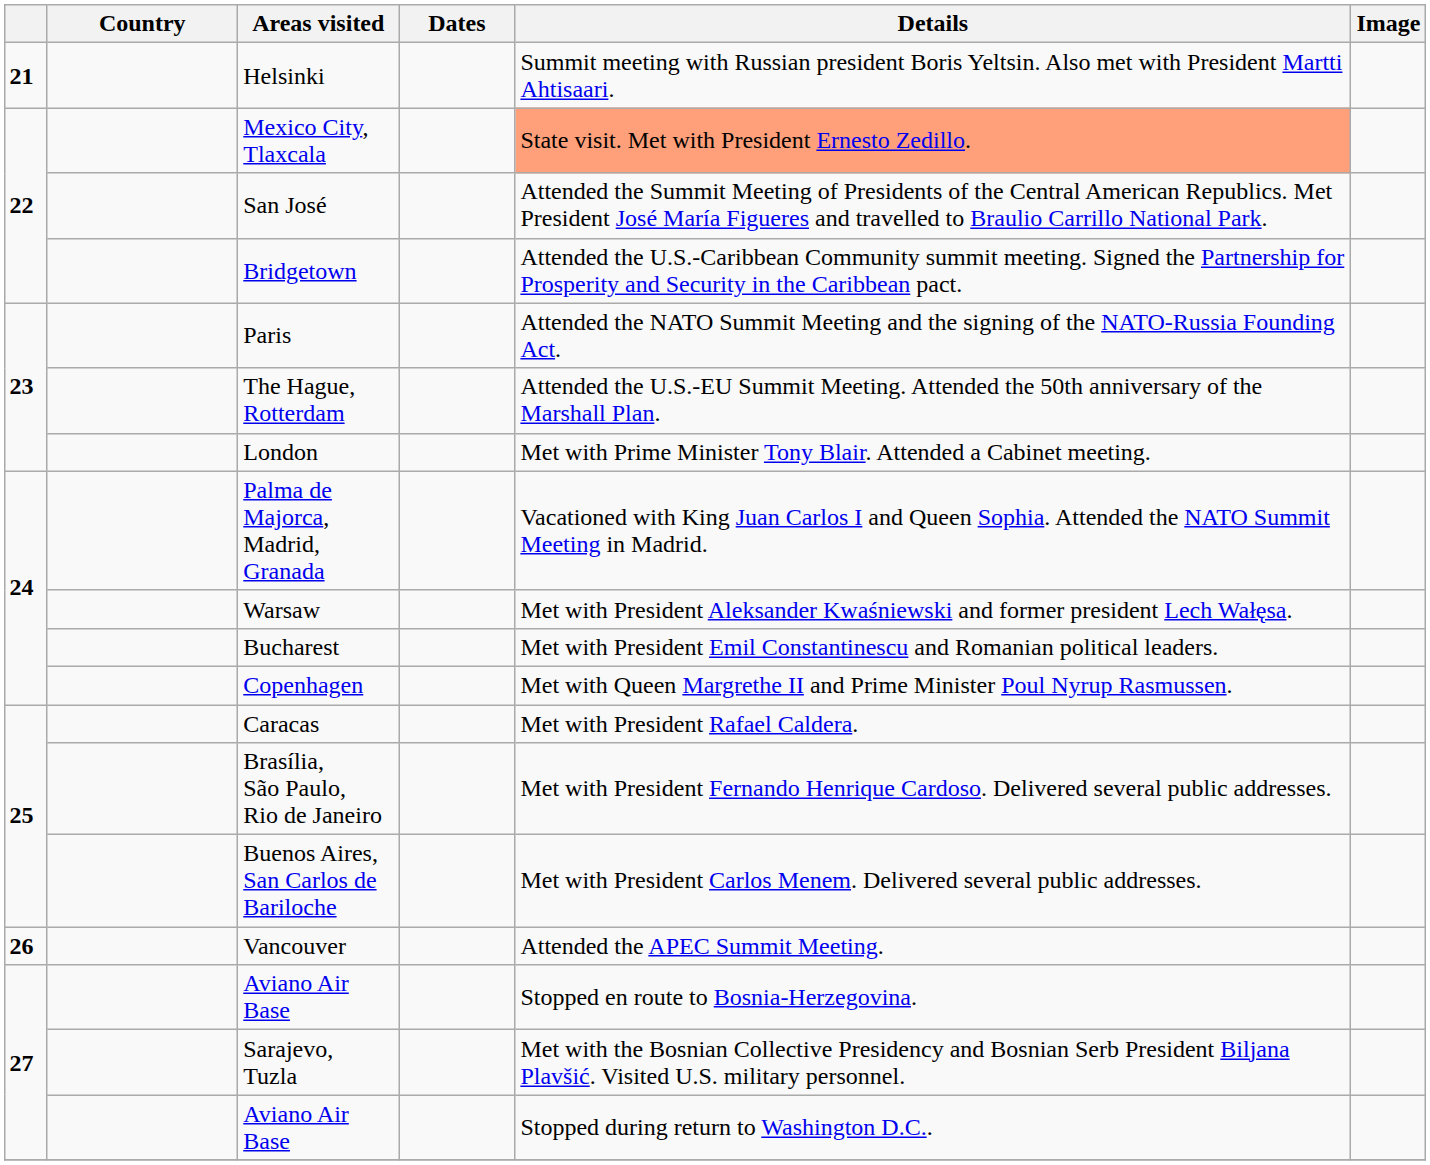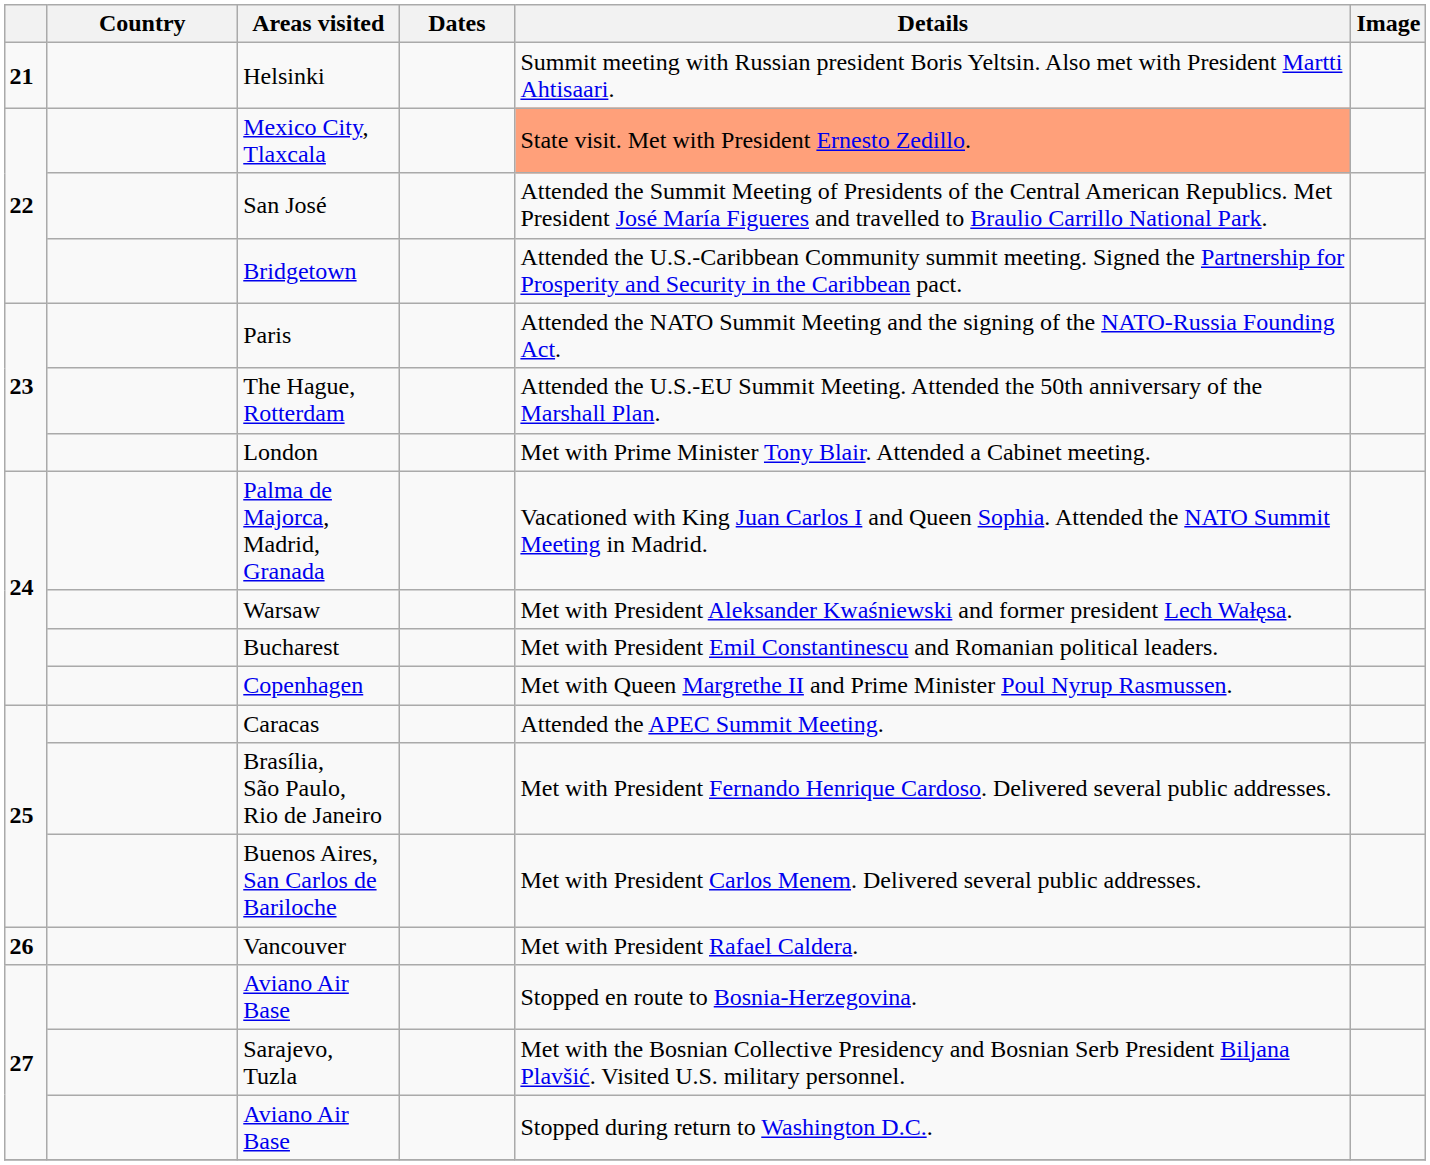(689, 723) Met with President Rafael Caldera. -> (702, 723) Attended the APEC Summit Meeting.
(702, 945) Attended the APEC Summit Meeting. -> (689, 945) Met with President Rafael Caldera.
